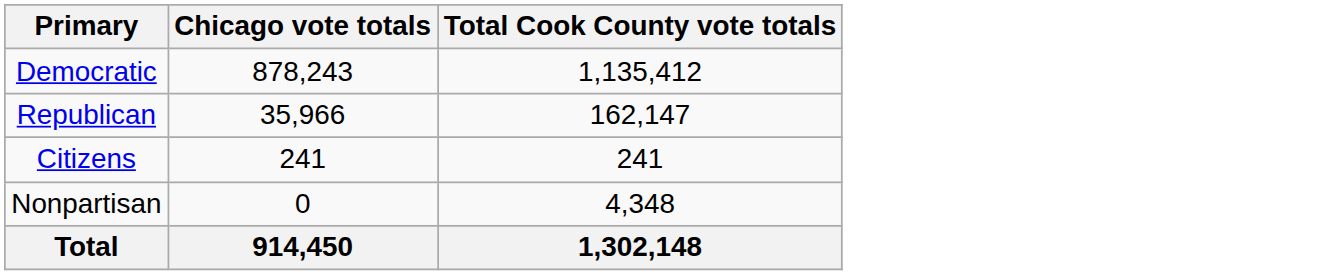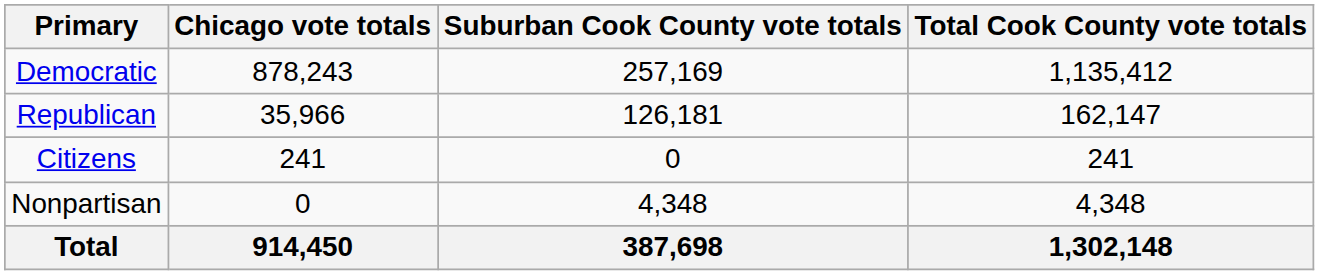+ column: (673, 26)
